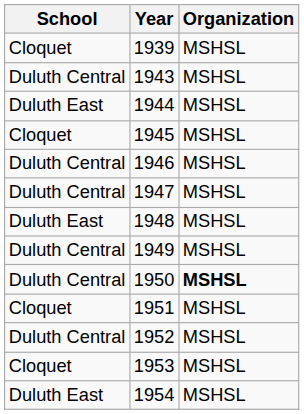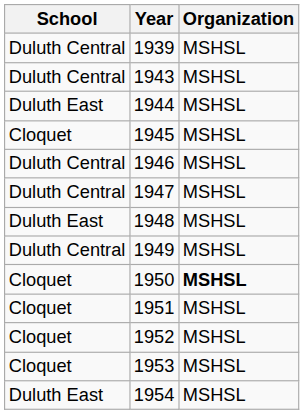(40, 47) Cloquet -> (67, 47) Duluth Central
(67, 279) Duluth Central -> (40, 279) Cloquet
(67, 337) Duluth Central -> (40, 337) Cloquet
